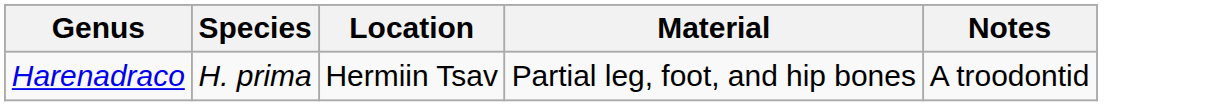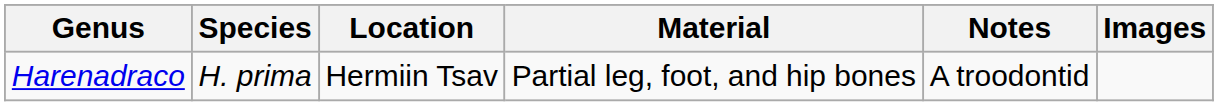+ column: (1155, 28)
